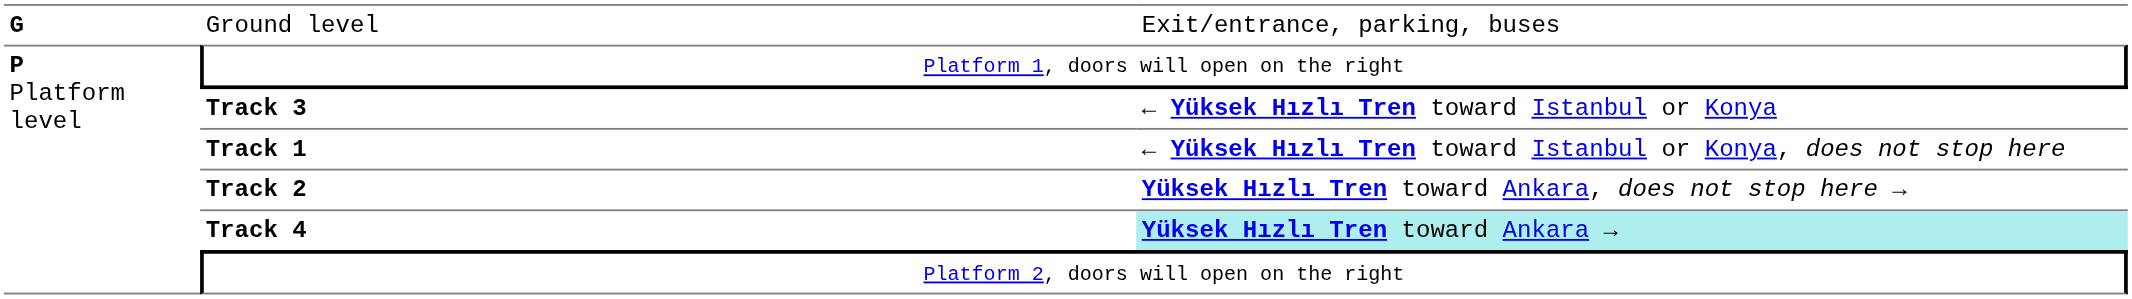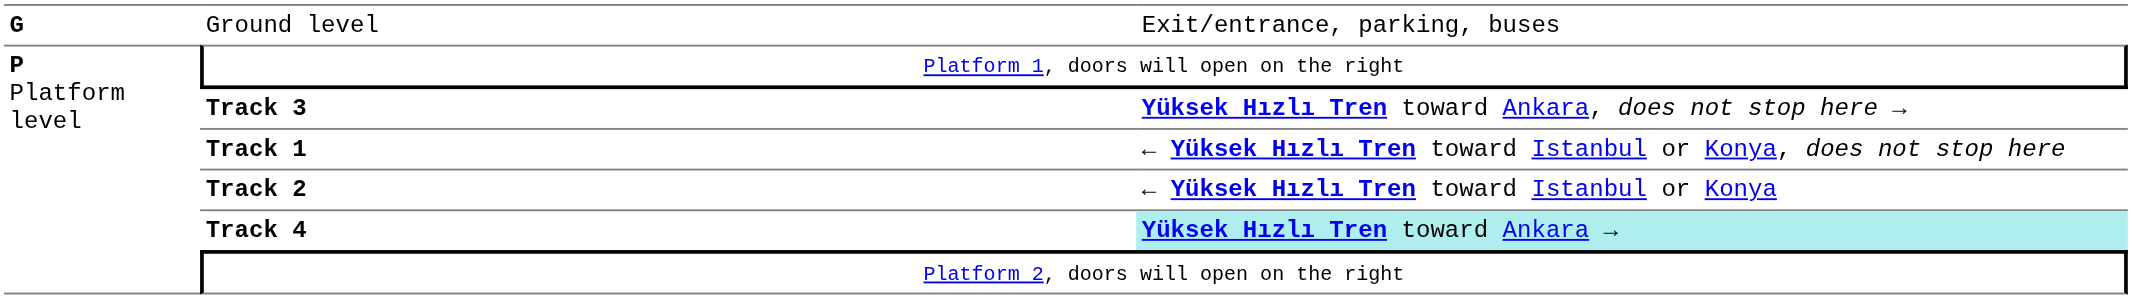(1459, 109) ← Yüksek Hızlı Tren toward Istanbul or Konya -> (1524, 109) Yüksek Hızlı Tren toward Ankara, does not stop here →
(1524, 190) Yüksek Hızlı Tren toward Ankara, does not stop here → -> (1459, 190) ← Yüksek Hızlı Tren toward Istanbul or Konya
